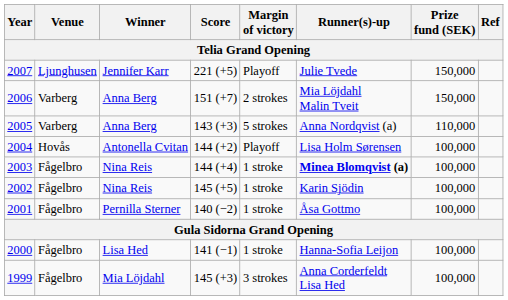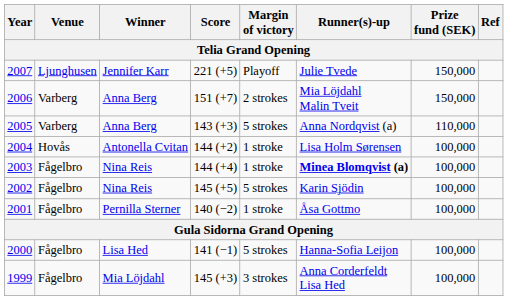(261, 147) Playoff -> (263, 147) 1 stroke
(263, 188) 1 stroke -> (265, 188) 5 strokes
(263, 249) 1 stroke -> (265, 249) 5 strokes
